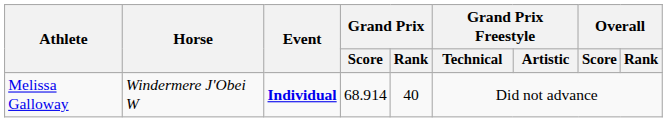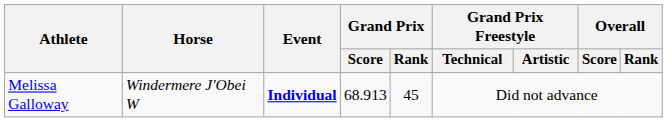(365, 95) 68.914 -> (365, 95) 68.913
(411, 95) 40 -> (411, 95) 45
